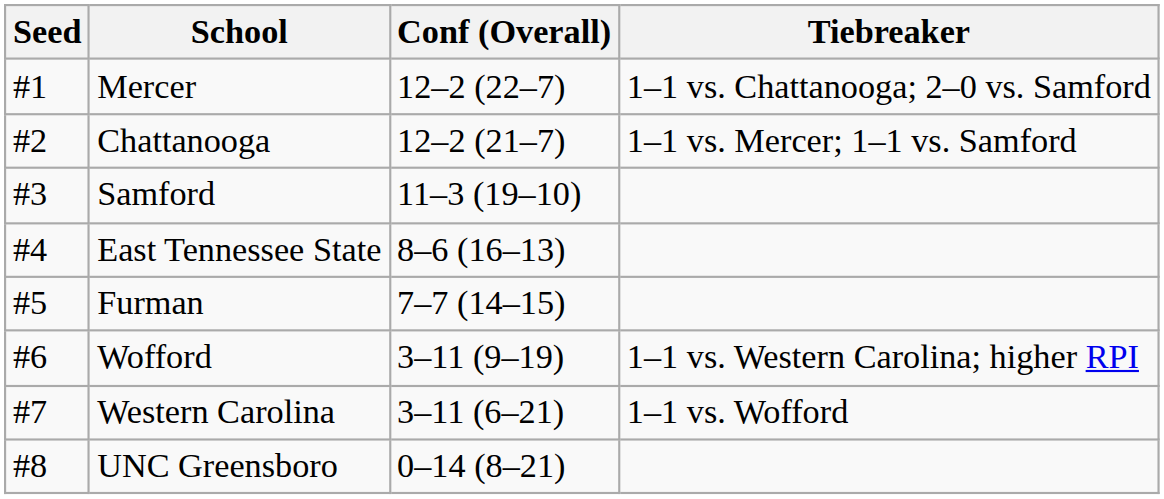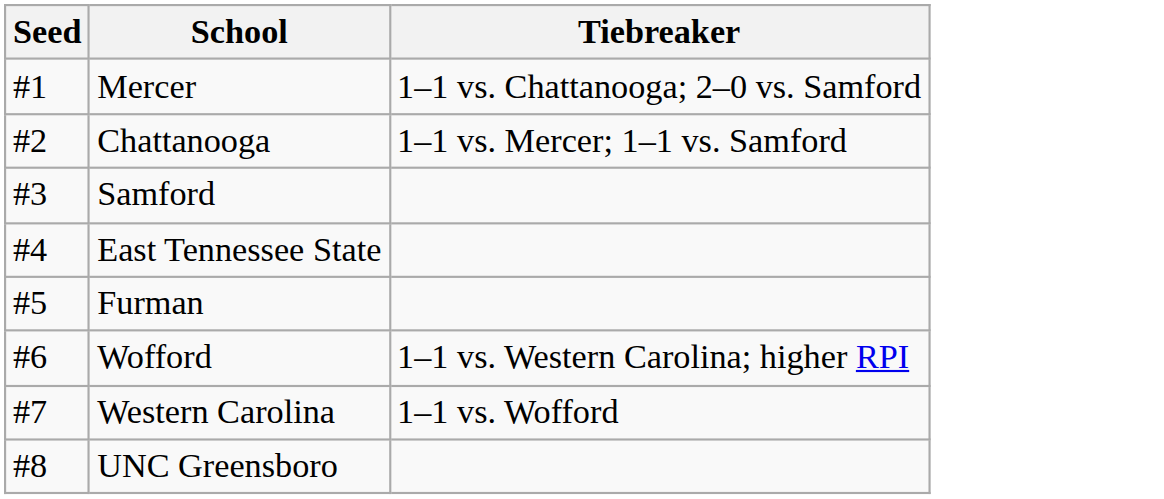- column: (504, 31)
